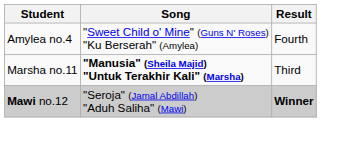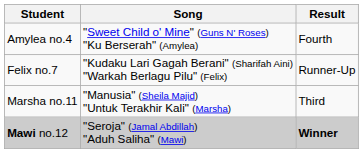+ row: (32, 70)
(163, 70) bold -> (157, 102) normal
